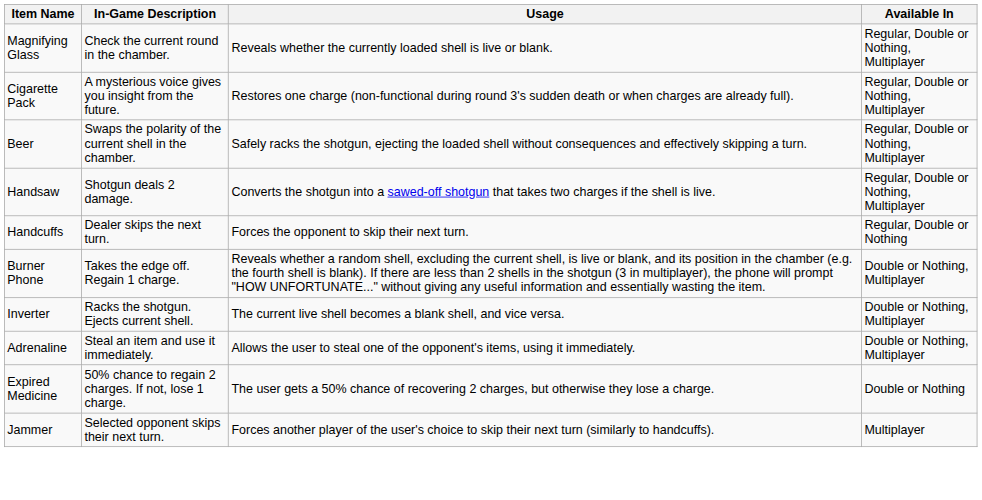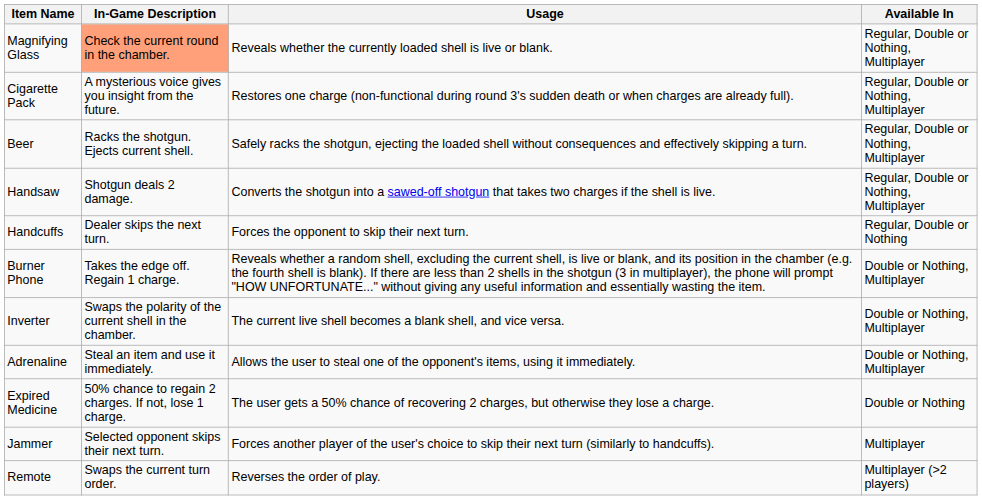(151, 48) no background -> (151, 48) lightsalmon background
(153, 143) Swaps the polarity of the current shell in the chamber. -> (139, 143) Racks the shotgun. Ejects current shell.
(139, 314) Racks the shotgun. Ejects current shell. -> (153, 321) Swaps the polarity of the current shell in the chamber.
+ row: (29, 477)
